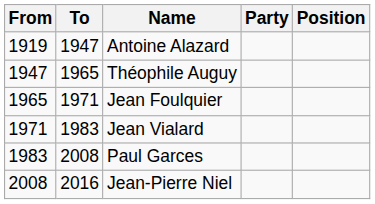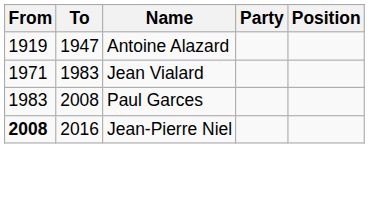- row: (172, 73)
- row: (165, 101)
(28, 184) normal -> (28, 128) bold
